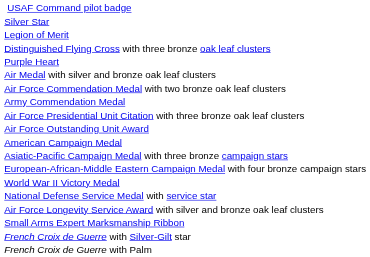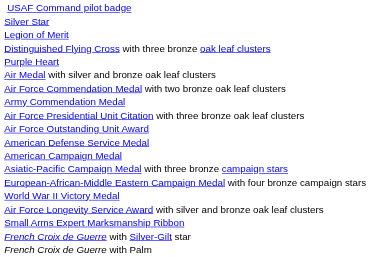+ row: (77, 142)
- row: (110, 196)
